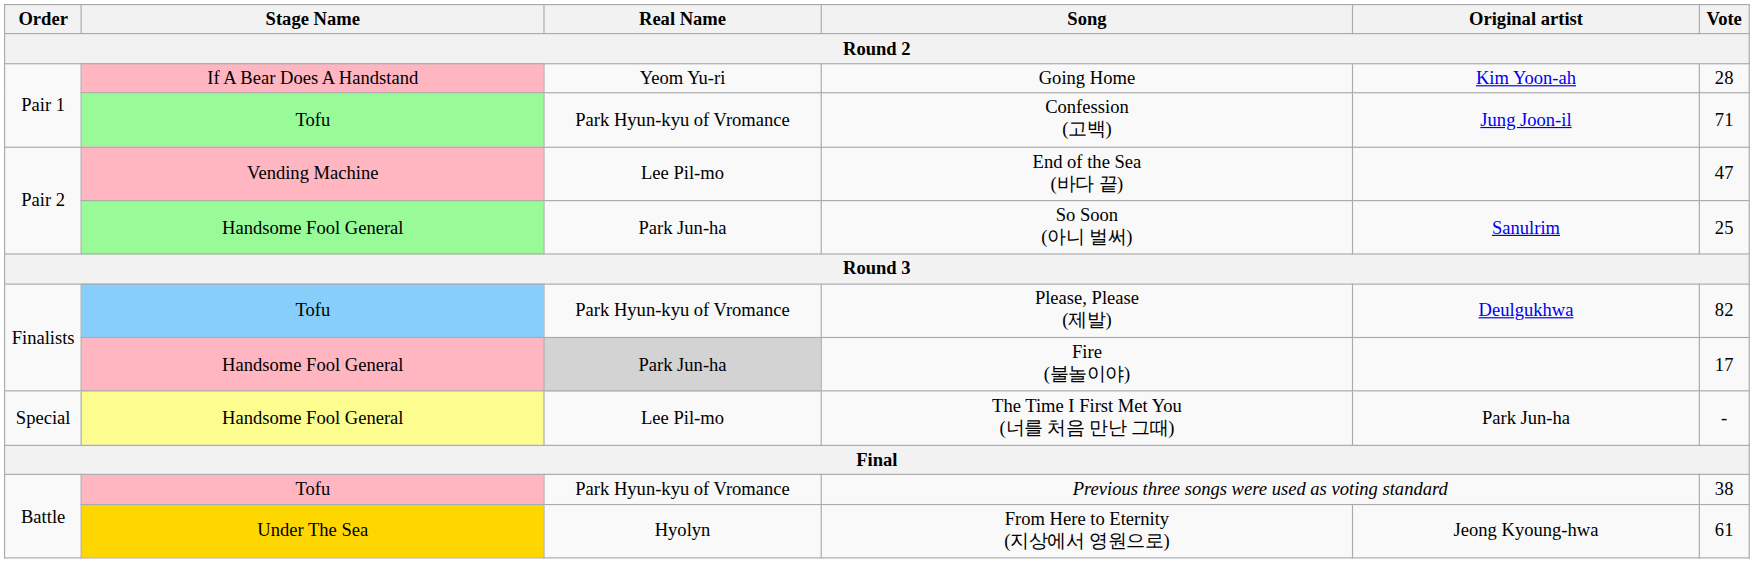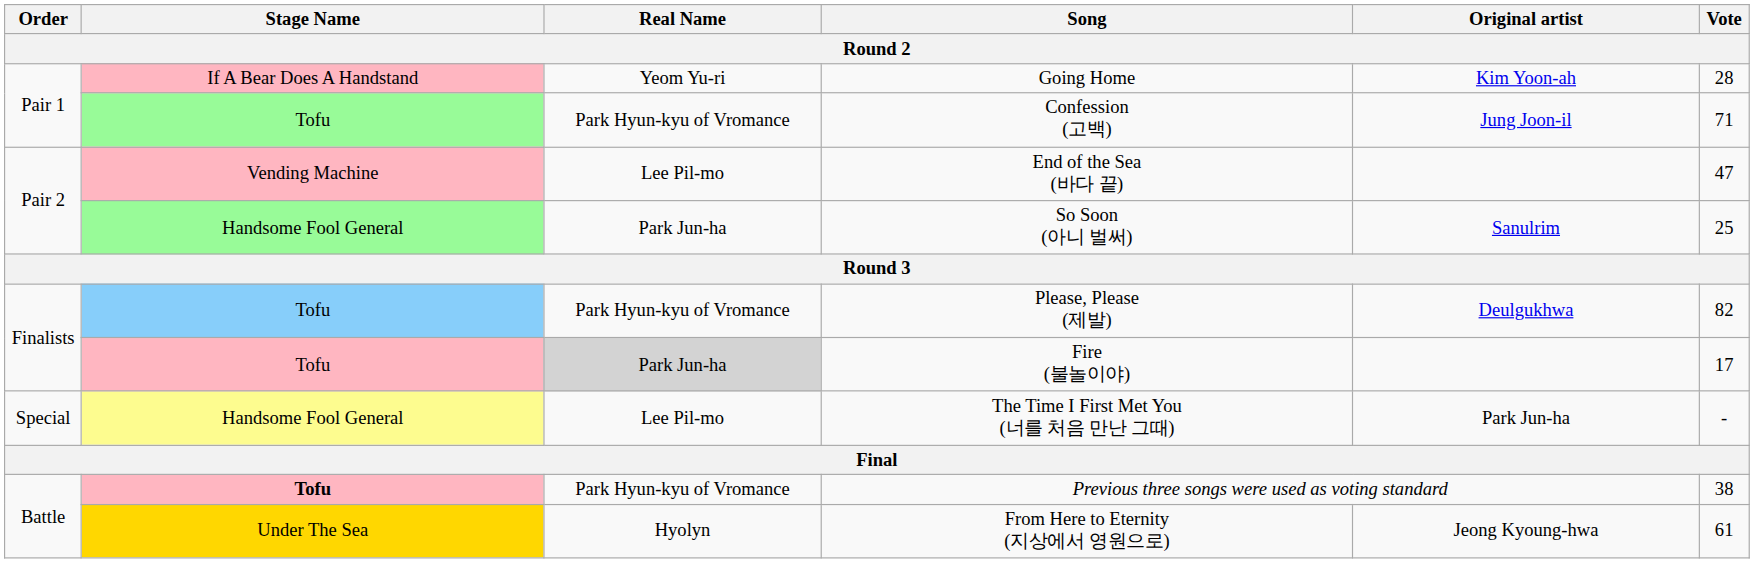(313, 364) Handsome Fool General -> (313, 364) Tofu
(313, 489) normal -> (313, 489) bold
